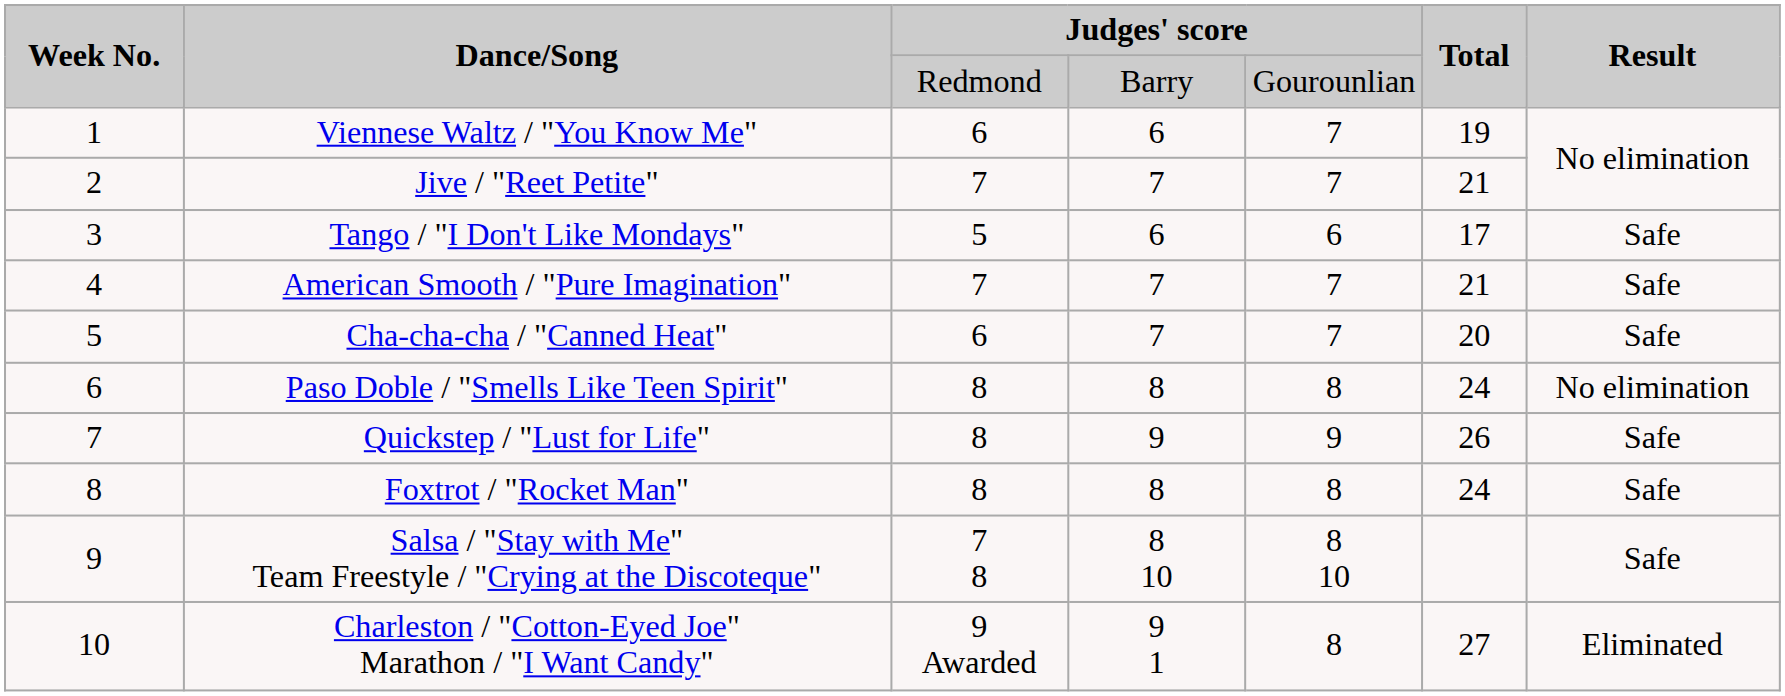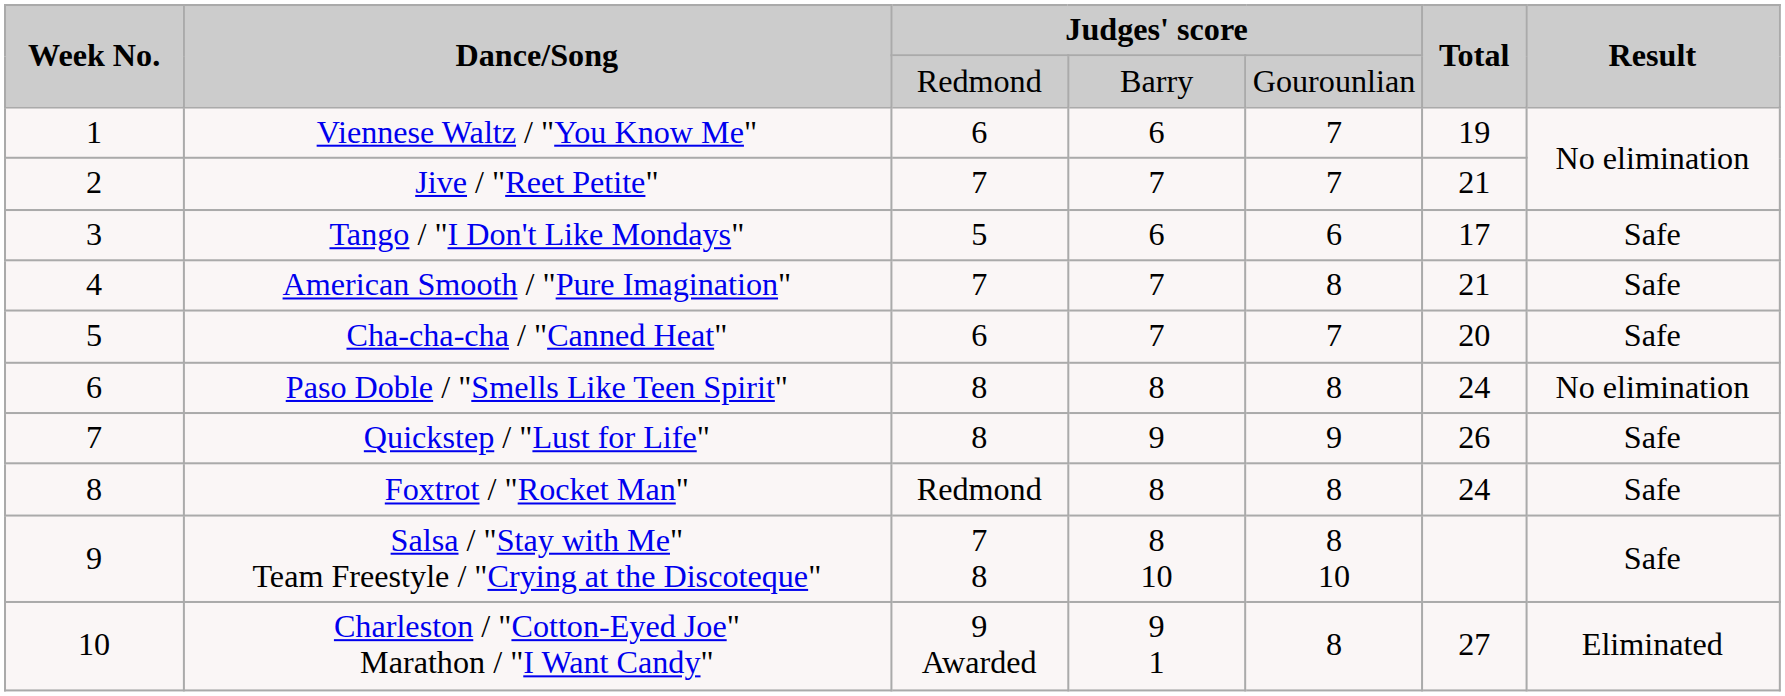(1334, 285) 7 -> (1334, 285) 8
(979, 489) 8 -> (979, 489) Redmond
